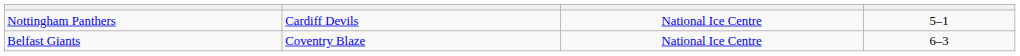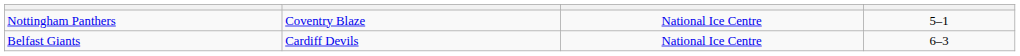(322, 20) Cardiff Devils -> (325, 20) Coventry Blaze
(325, 40) Coventry Blaze -> (322, 40) Cardiff Devils
